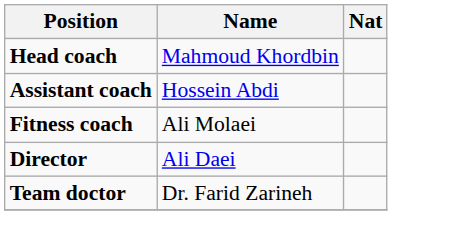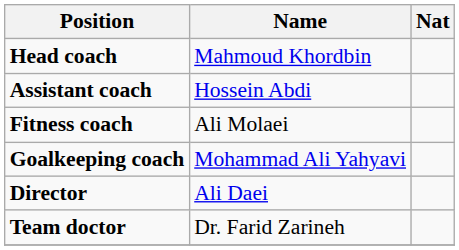+ row: (97, 158)
